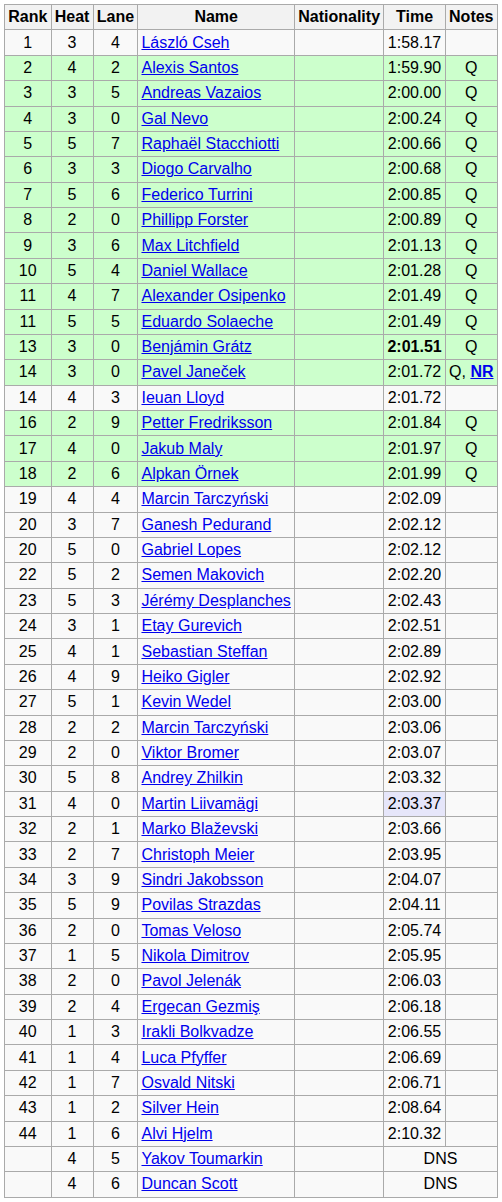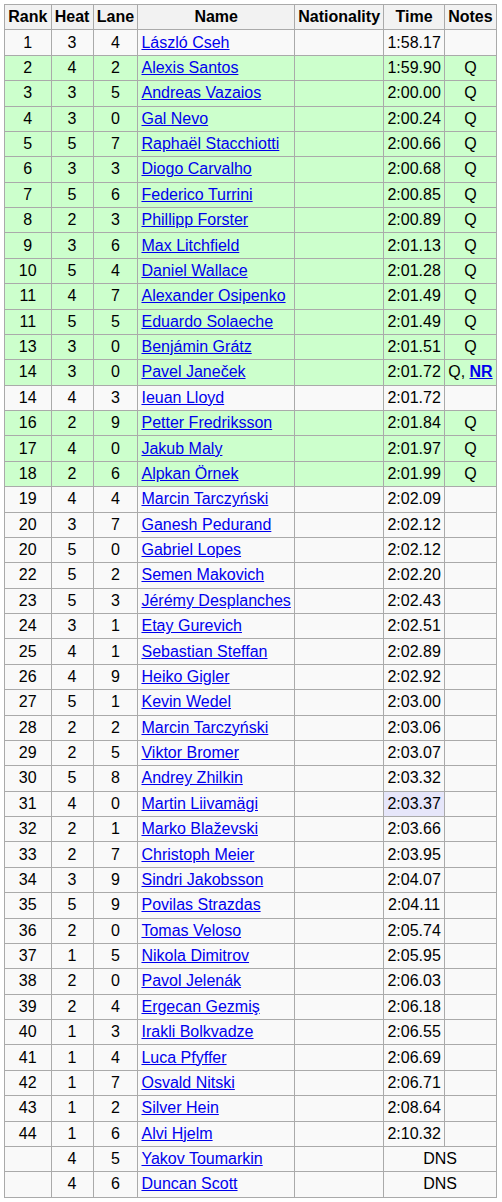(115, 220) 0 -> (115, 220) 3
(415, 347) bold -> (414, 347) normal
(115, 753) 0 -> (115, 753) 5
